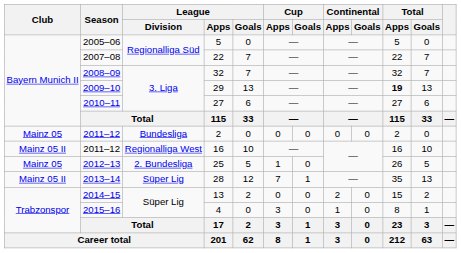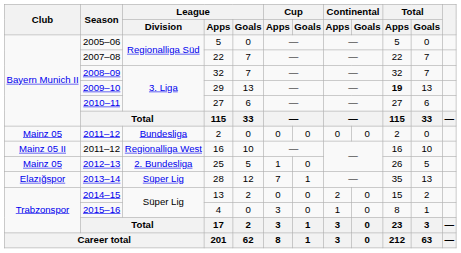(43, 179) Mainz 05 II -> (43, 179) Elazığspor
